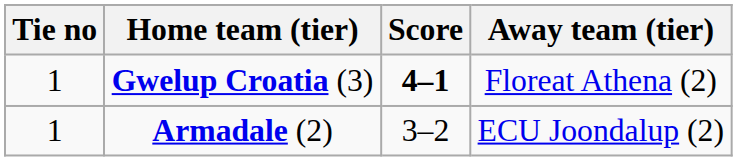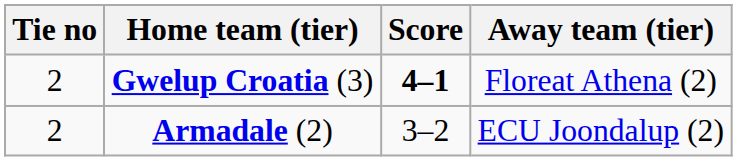(55, 79) 1 -> (55, 79) 2
(55, 130) 1 -> (55, 130) 2
